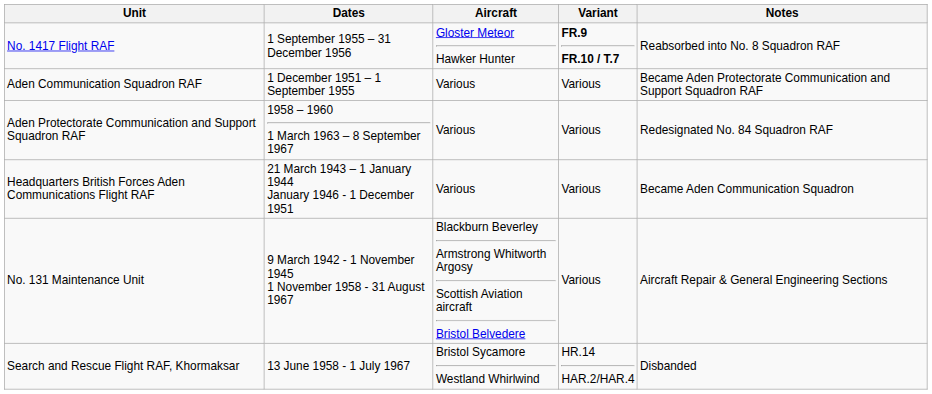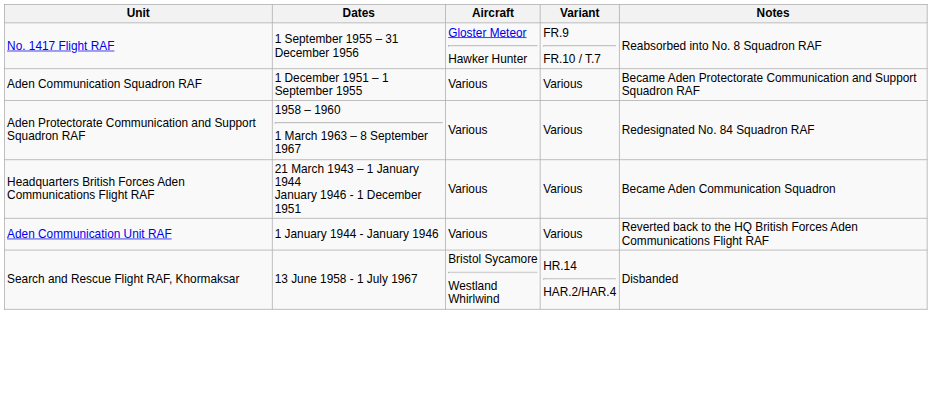(598, 45) bold -> (580, 45) normal
+ row: (89, 234)
- row: (76, 280)
